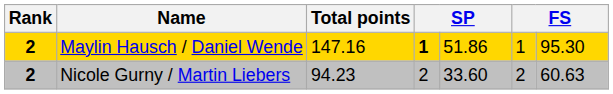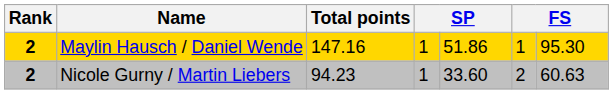(423, 46) bold -> (423, 46) normal
(423, 74) 2 -> (423, 74) 1
